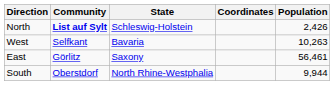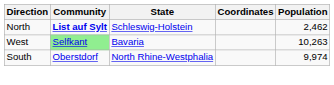(316, 27) 2,426 -> (316, 27) 2,462
(70, 42) no background -> (70, 42) lightgreen background
- row: (16, 57)
(316, 73) 9,944 -> (316, 57) 9,974
